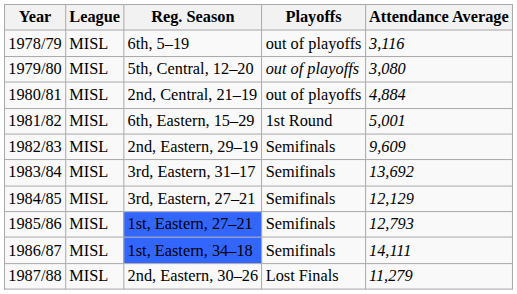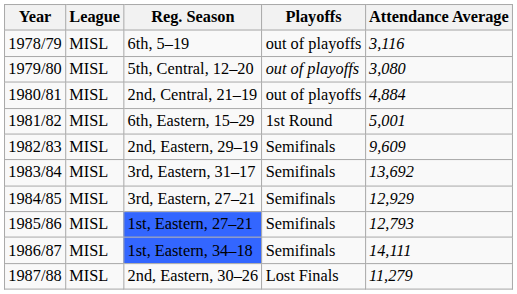(391, 198) 12,129 -> (391, 198) 12,929
